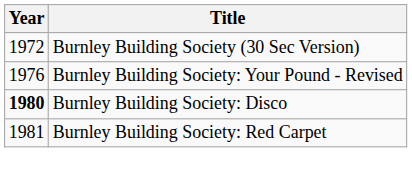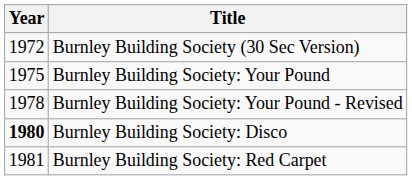+ row: (191, 75)
(27, 75) 1976 -> (27, 103) 1978
